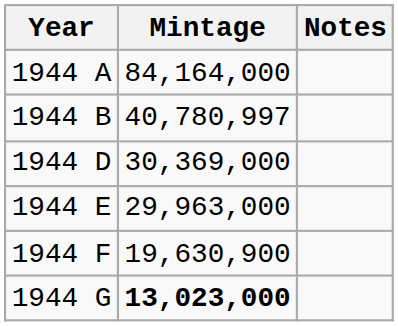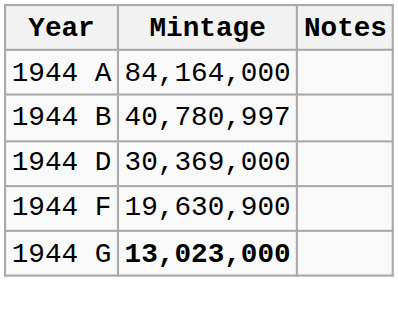- row: (62, 208)
